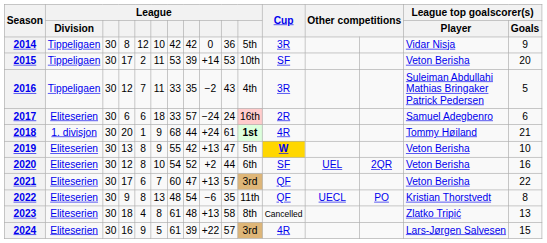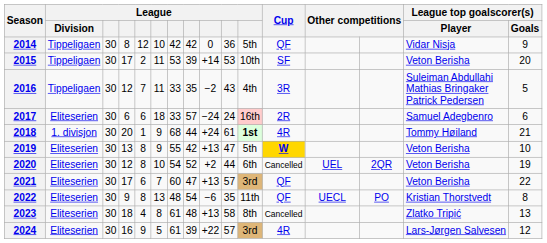(284, 45) 3R -> (284, 45) QF
(284, 165) SF -> (284, 166) Cancelled
(525, 165) 16 -> (525, 165) 19
(525, 230) 15 -> (525, 230) 12
